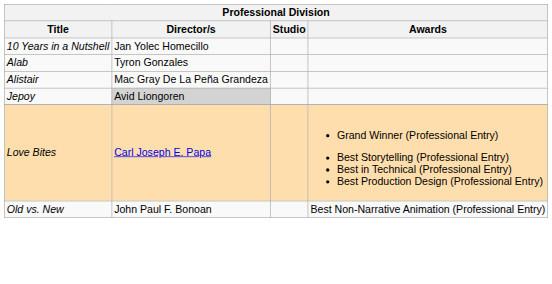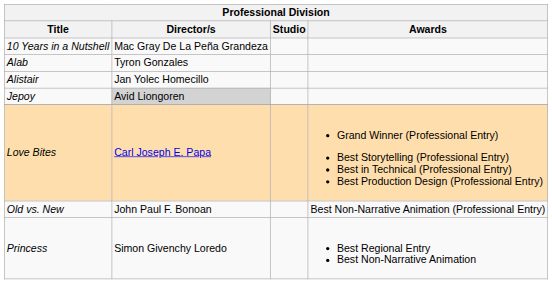(161, 46) Jan Yolec Homecillo -> (191, 46) Mac Gray De La Peña Grandeza
(191, 79) Mac Gray De La Peña Grandeza -> (161, 79) Jan Yolec Homecillo
+ row: (27, 248)
